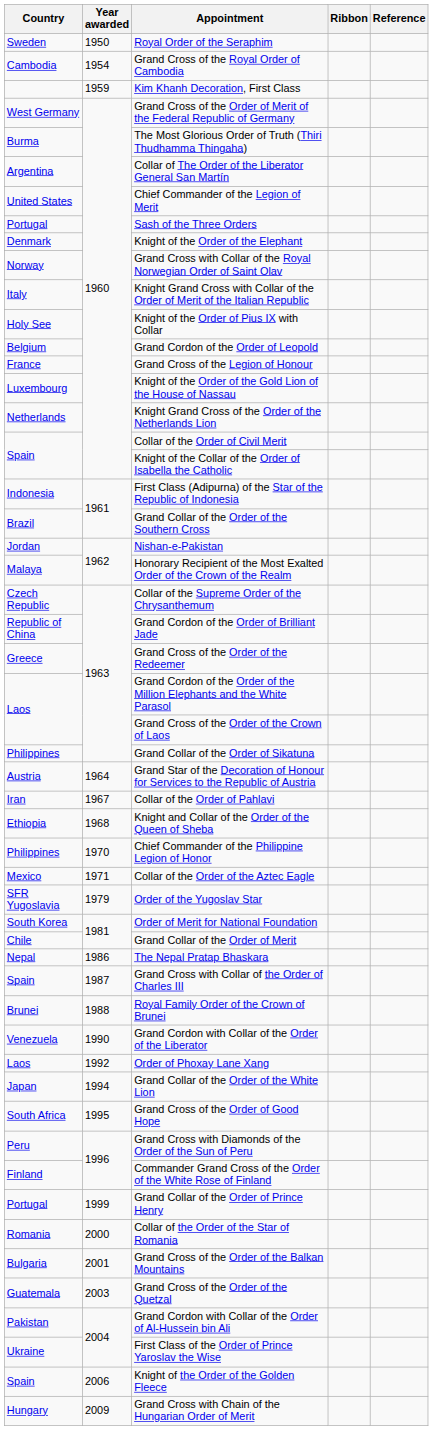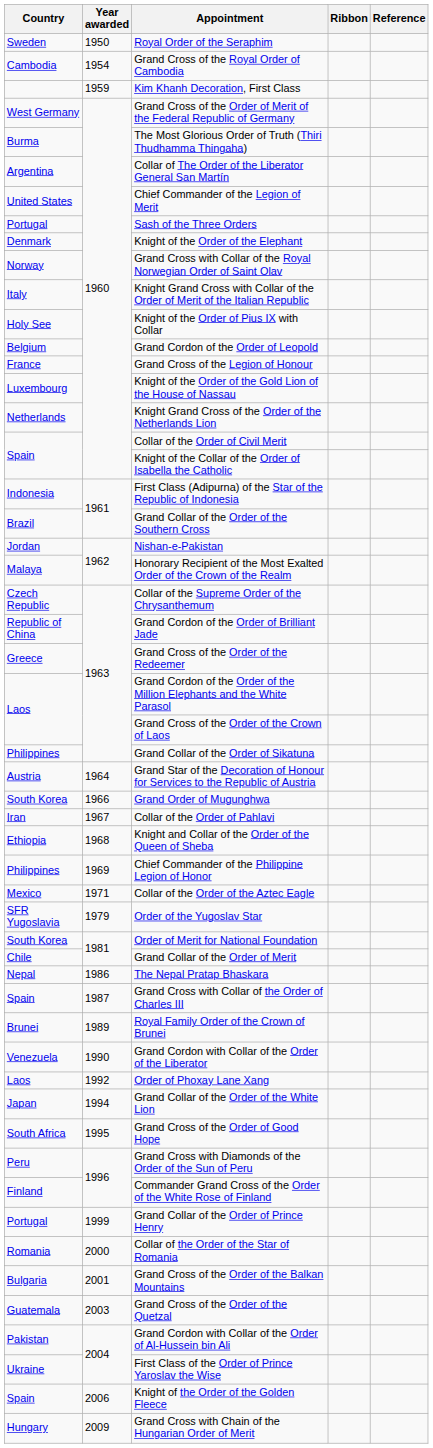+ row: (202, 800)
(97, 852) 1970 -> (97, 870) 1969
(97, 1010) 1988 -> (97, 1027) 1989
